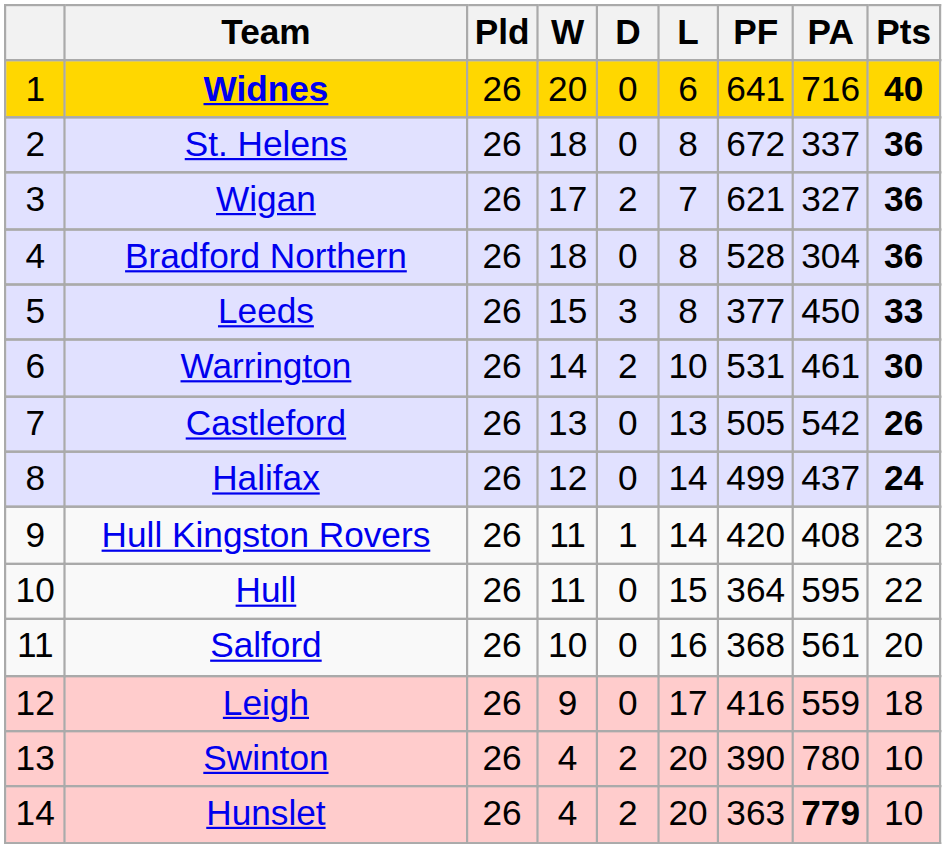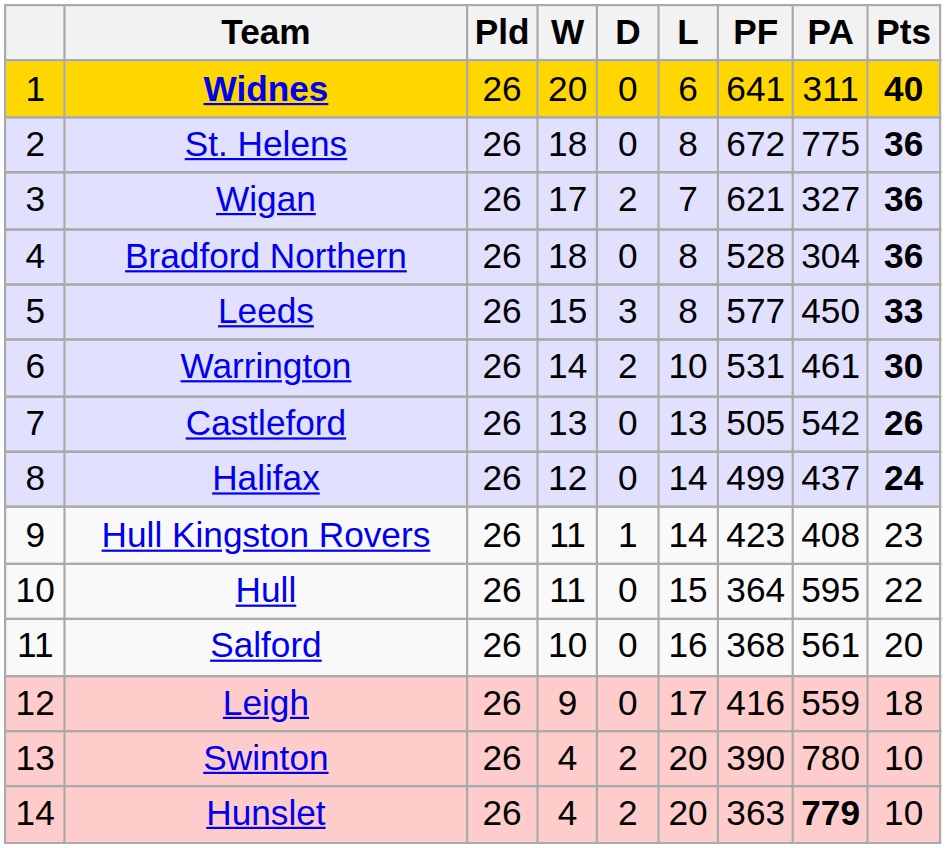(831, 88) 716 -> (831, 88) 311
(831, 144) 337 -> (831, 144) 775
(756, 311) 377 -> (756, 311) 577
(756, 534) 420 -> (756, 534) 423
